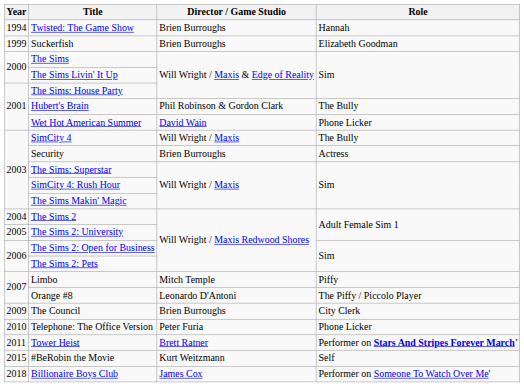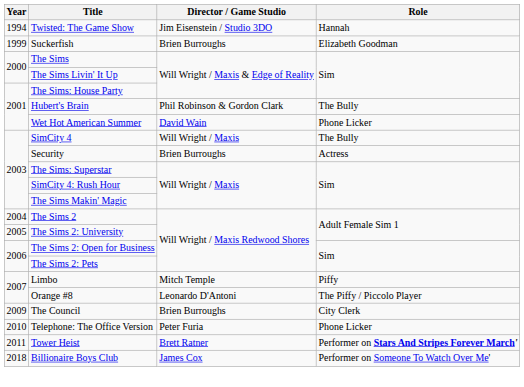(193, 28) Brien Burroughs -> (216, 28) Jim Eisenstein / Studio 3DO
- row: (73, 358)
